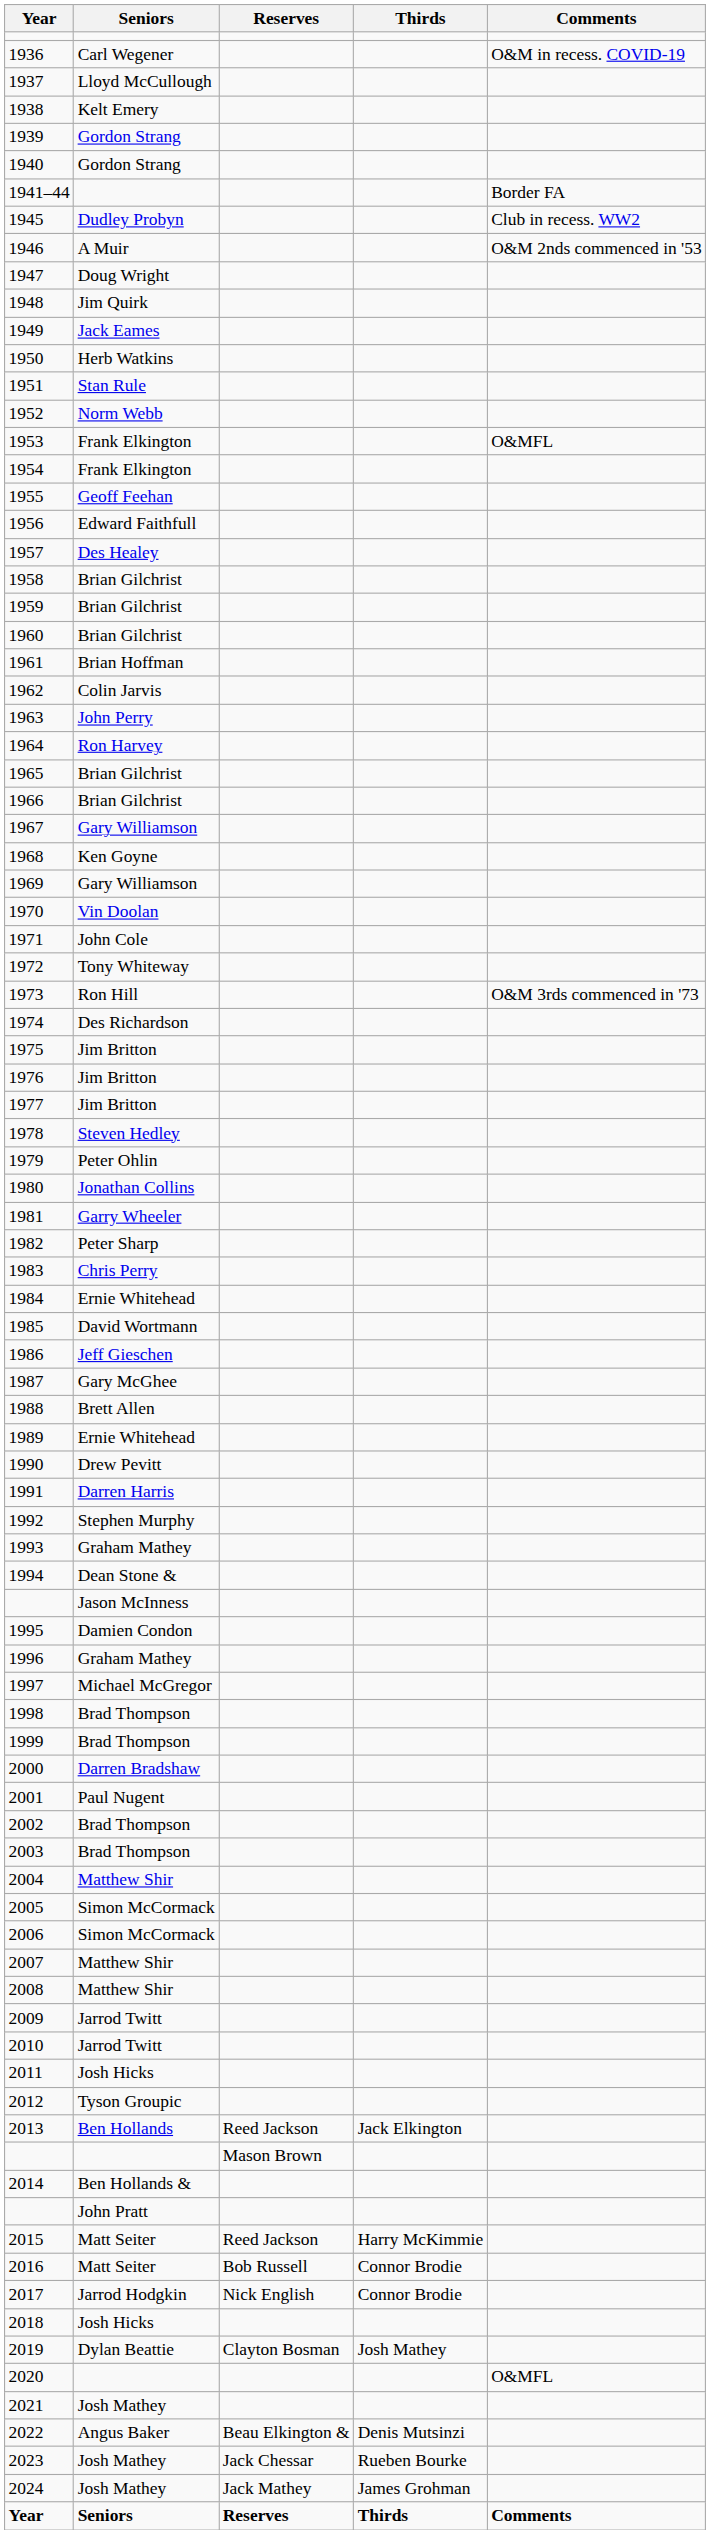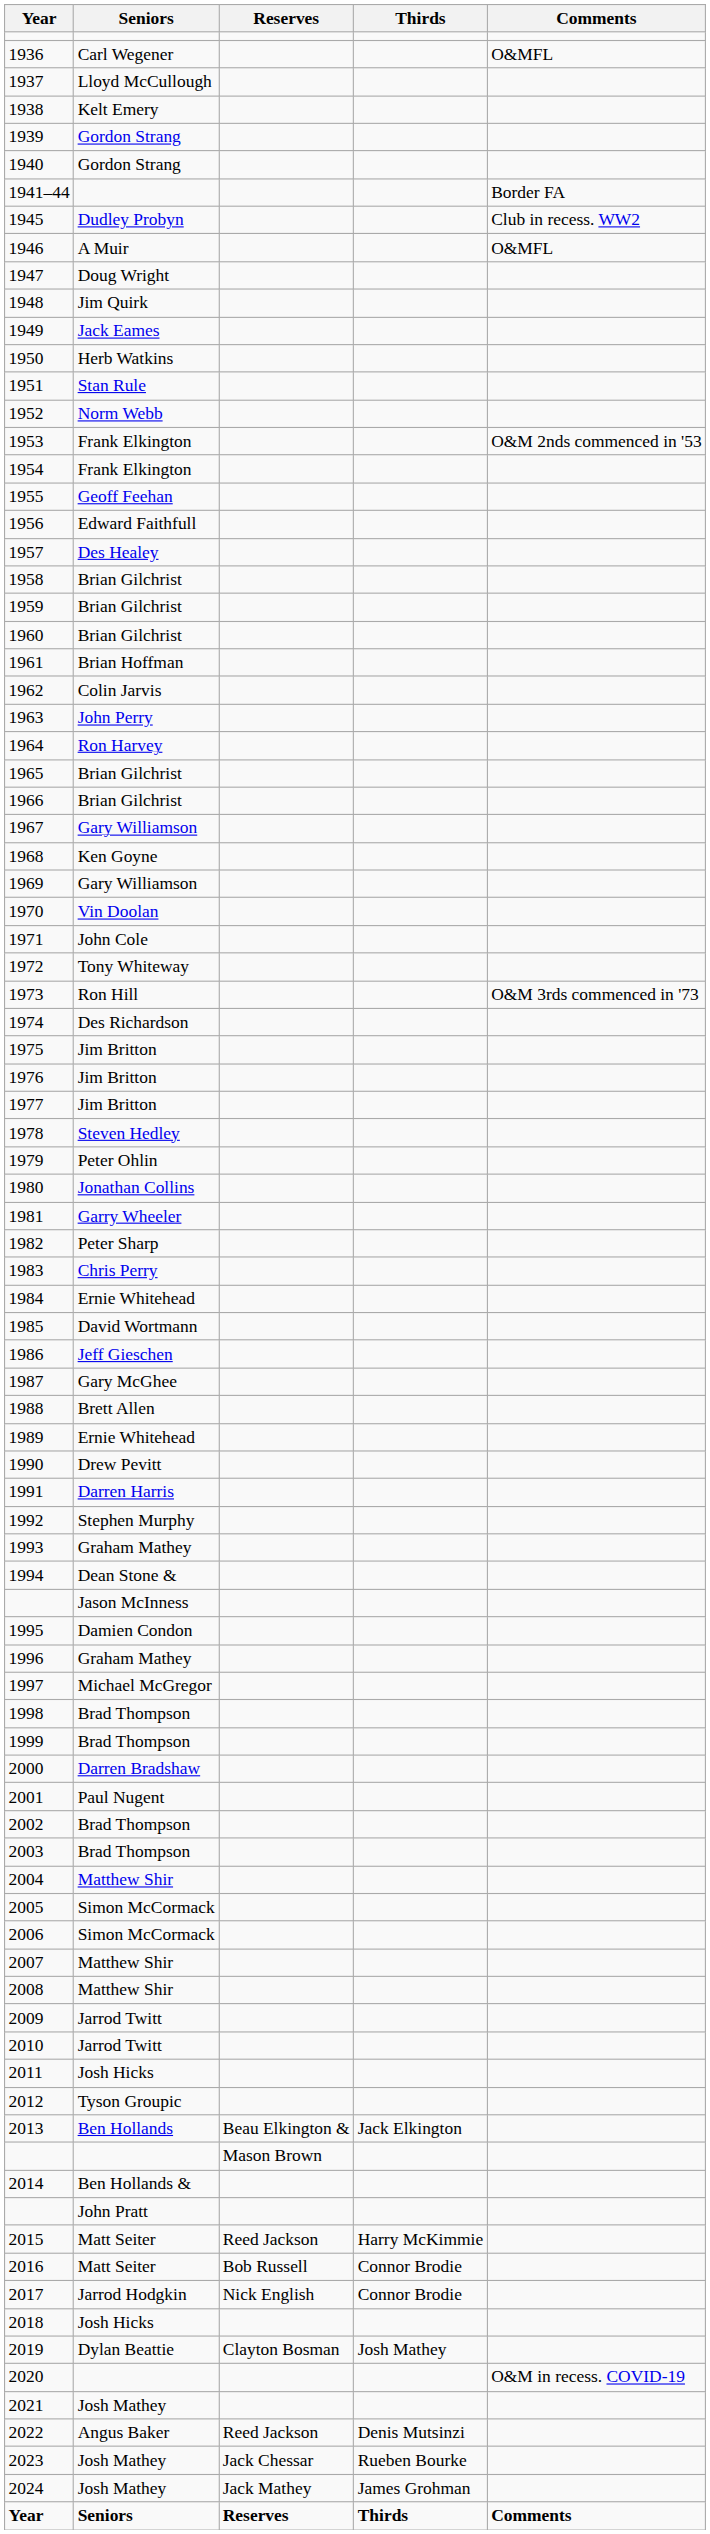(588, 54) O&M in recess. COVID-19 -> (522, 54) O&MFL
(596, 247) O&M 2nds commenced in '53 -> (522, 247) O&MFL
(522, 441) O&MFL -> (596, 441) O&M 2nds commenced in '53
(270, 2128) Reed Jackson -> (286, 2128) Beau Elkington &
(522, 2377) O&MFL -> (588, 2377) O&M in recess. COVID-19
(286, 2432) Beau Elkington & -> (270, 2432) Reed Jackson
